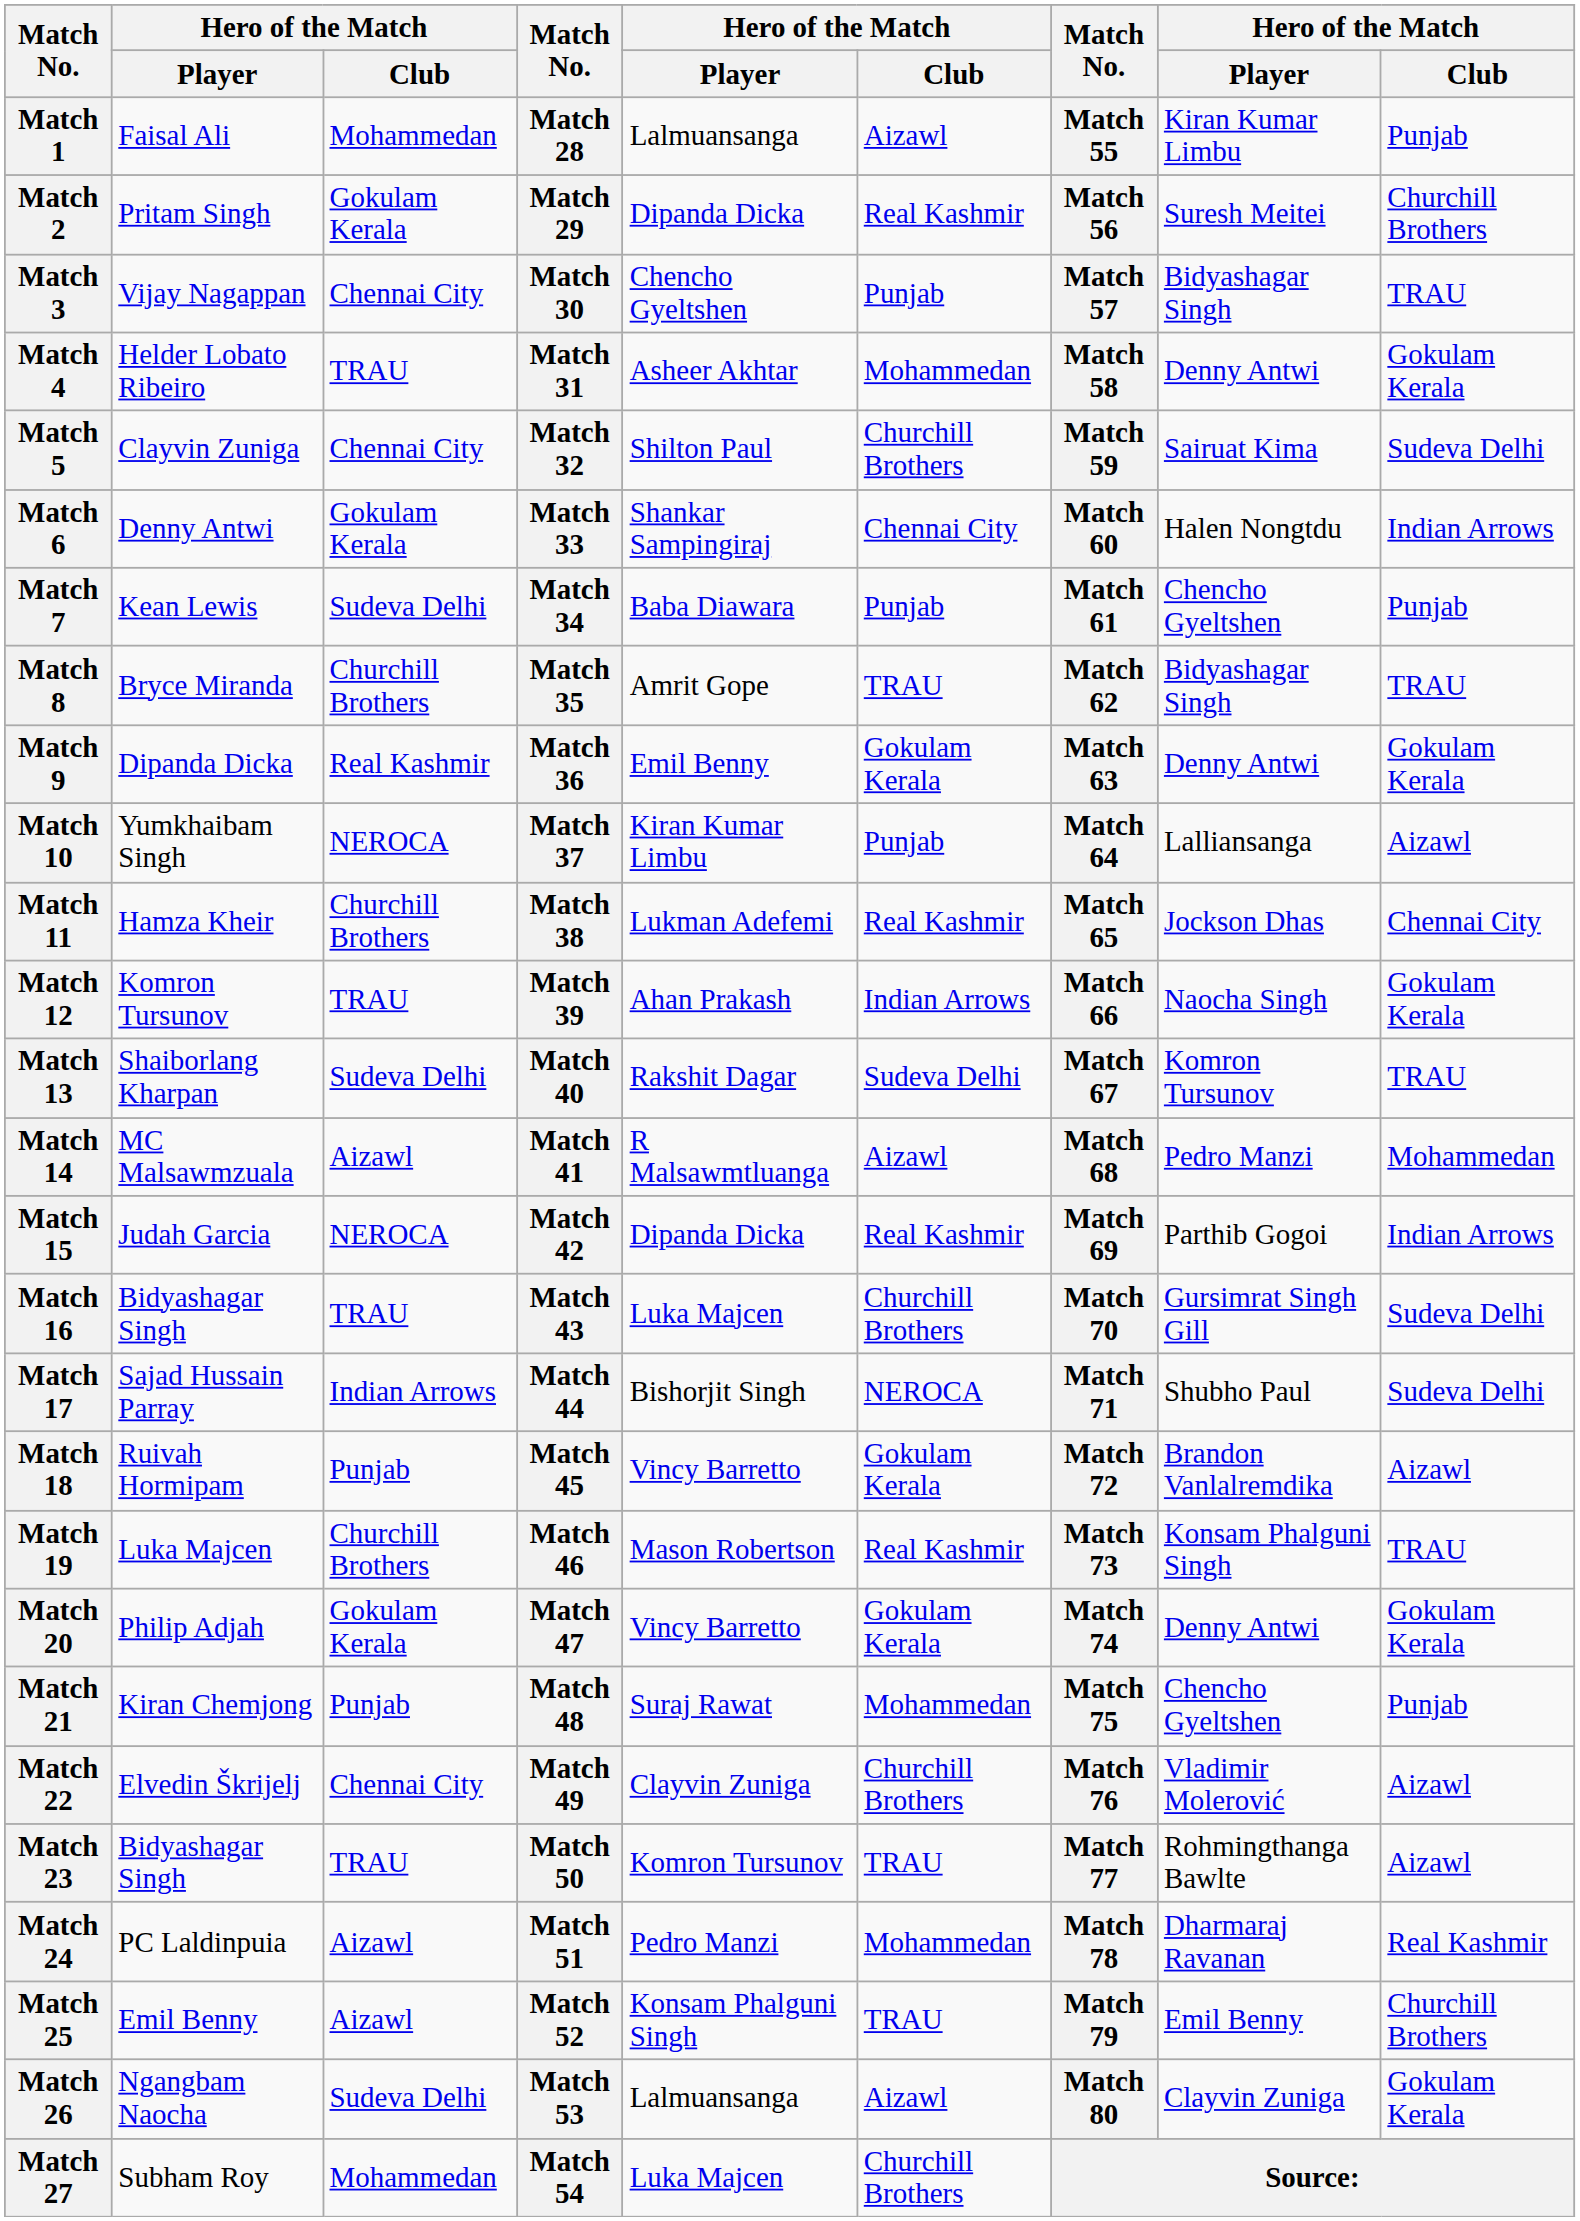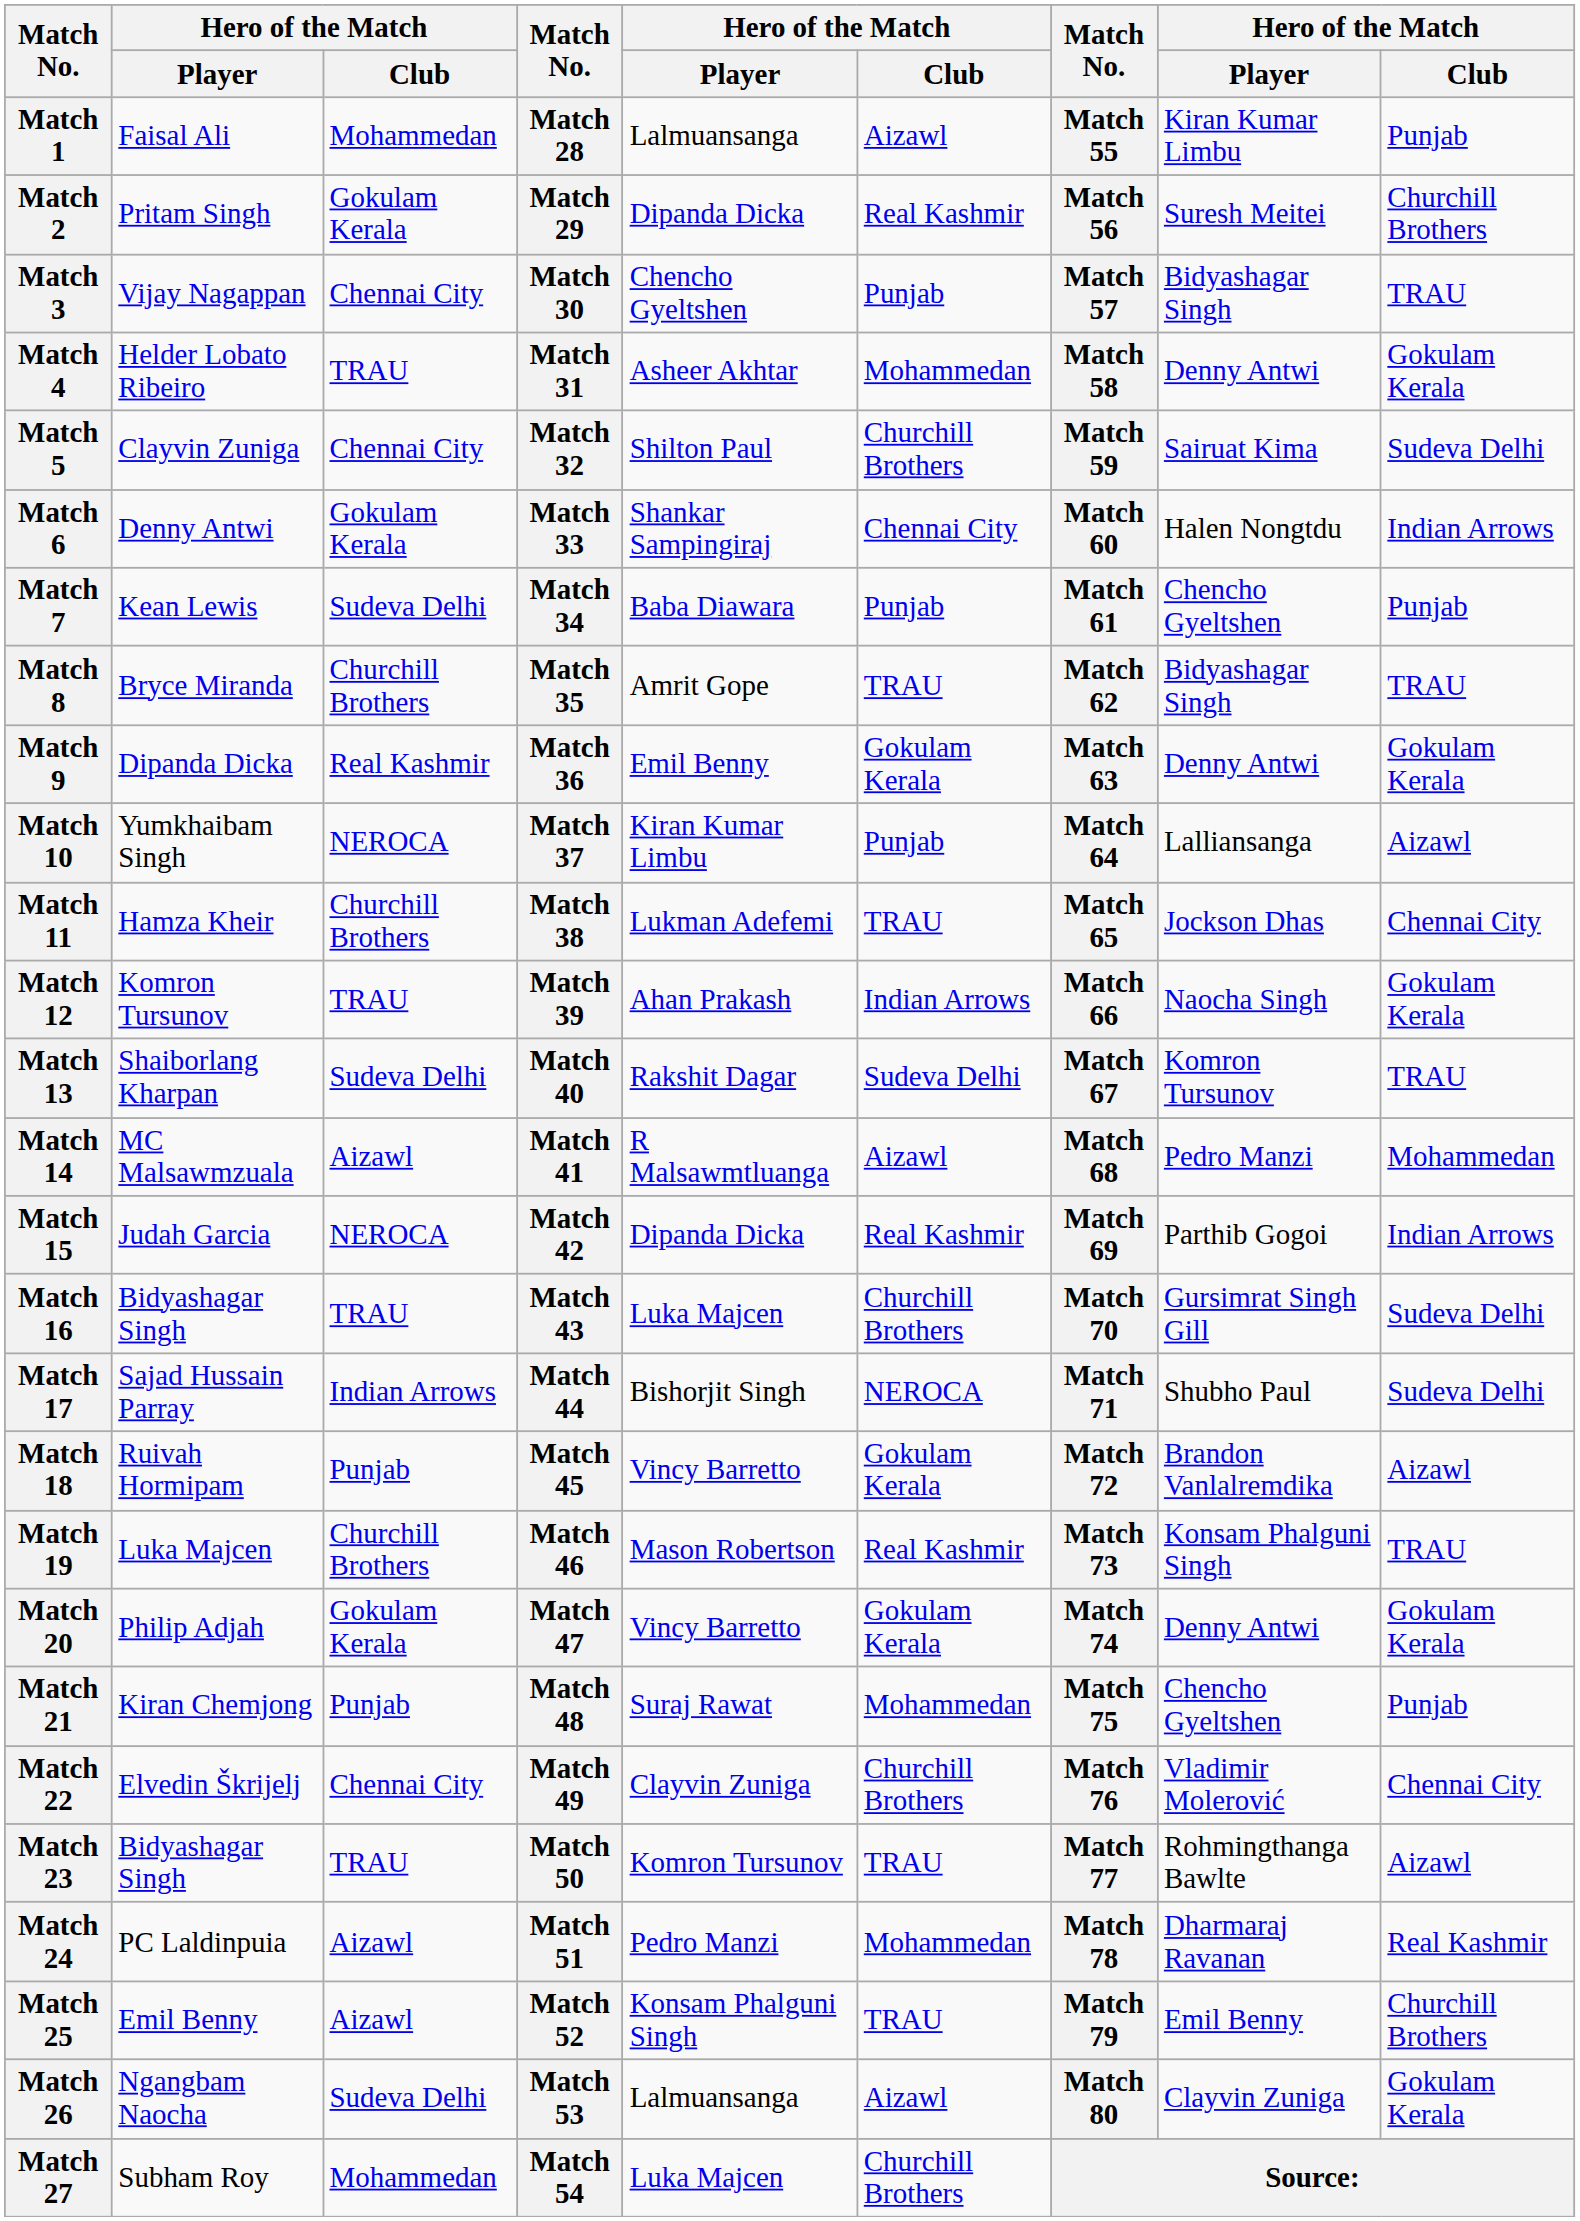(944, 920) Real Kashmir -> (903, 920) TRAU
(1429, 1784) Aizawl -> (1464, 1784) Chennai City
